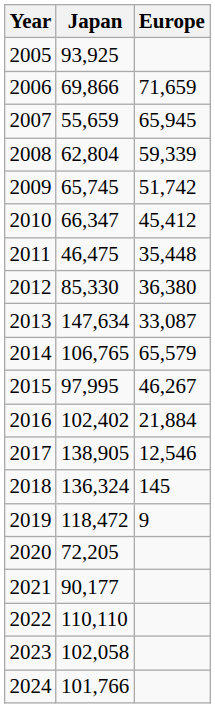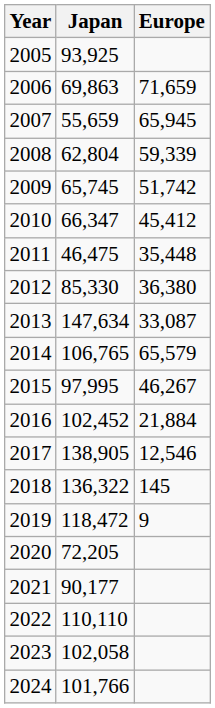(90, 87) 69,866 -> (90, 87) 69,863
(95, 420) 102,402 -> (95, 420) 102,452
(95, 486) 136,324 -> (95, 486) 136,322
